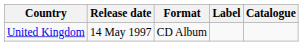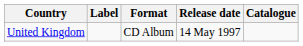columns swapped: (121, 13) <-> (226, 13)
